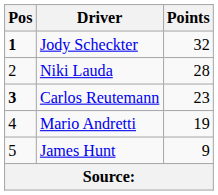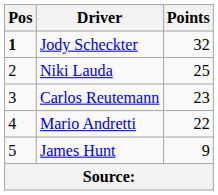(202, 71) 28 -> (202, 71) 25
(12, 97) bold -> (12, 97) normal
(202, 124) 19 -> (202, 124) 22
